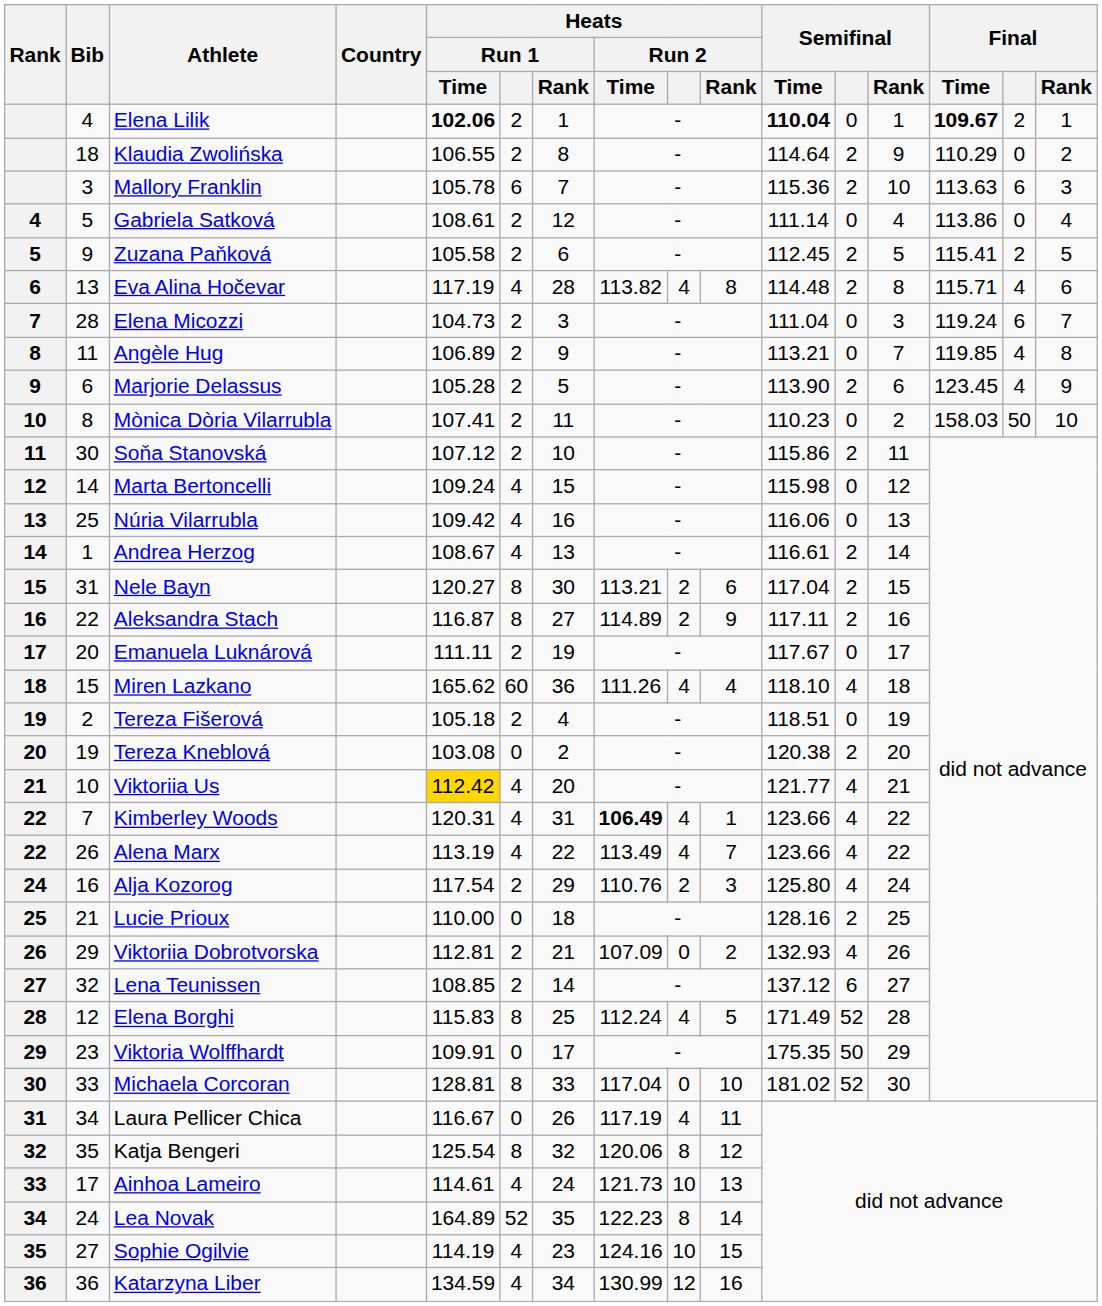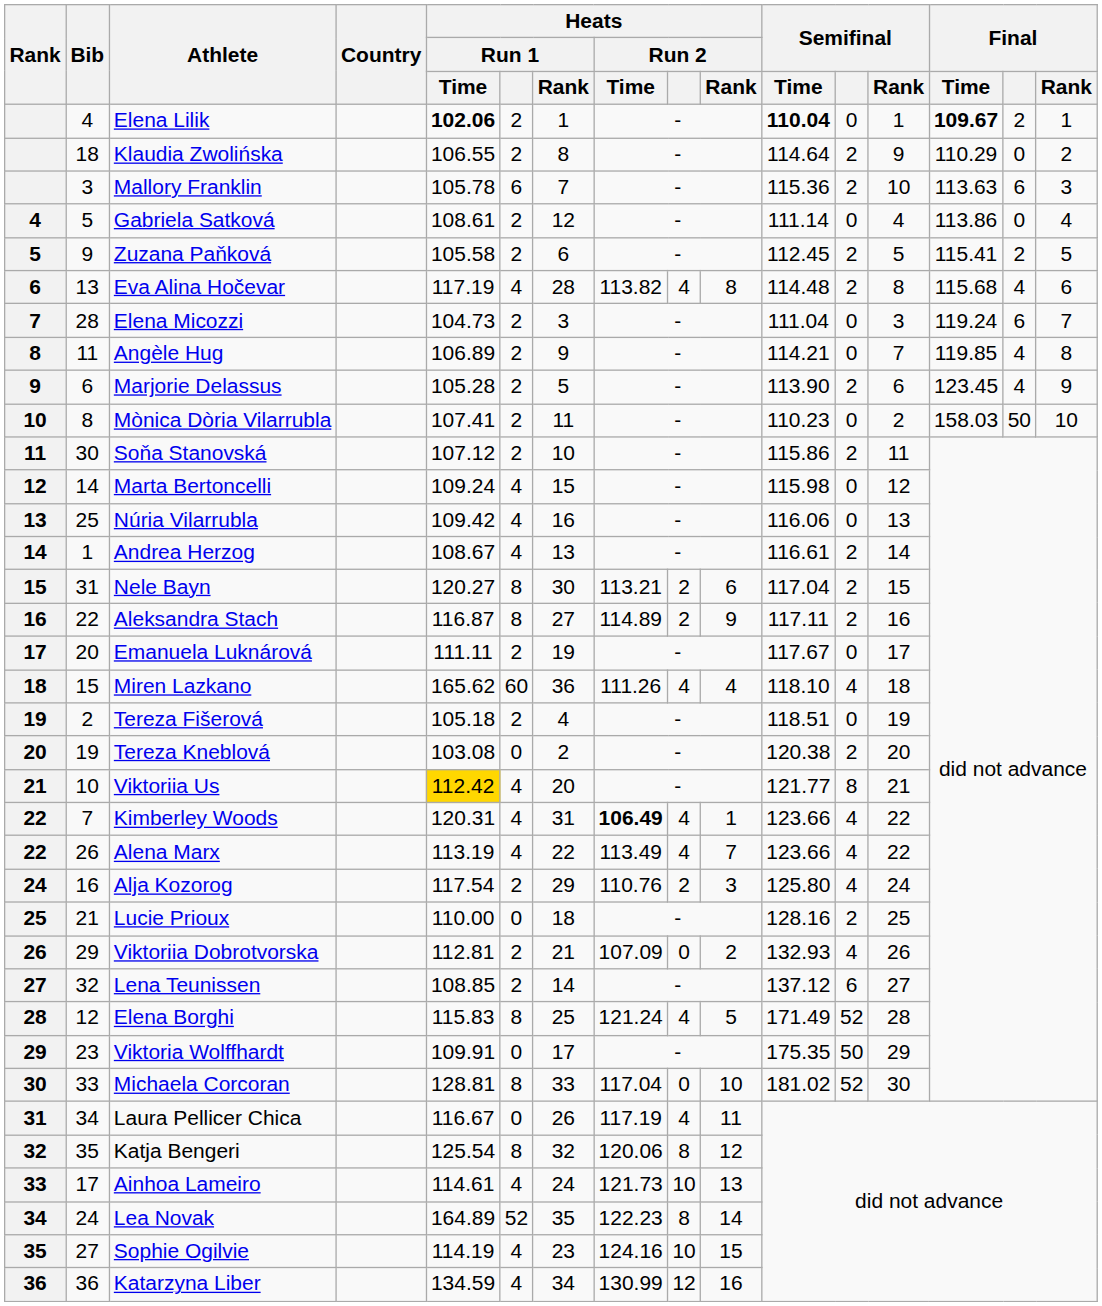(966, 287) 115.71 -> (966, 287) 115.68
(798, 353) 113.21 -> (798, 353) 114.21
(852, 785) 4 -> (852, 785) 8
(631, 1018) 112.24 -> (631, 1018) 121.24
